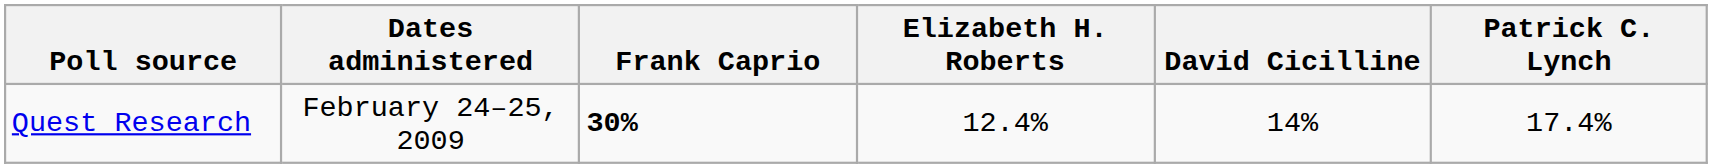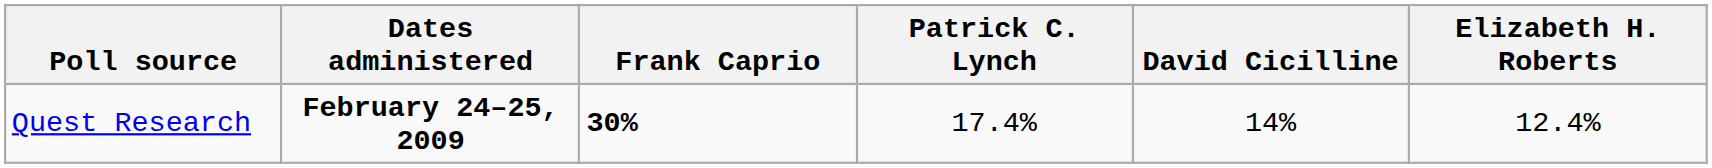columns swapped: (1569, 45) <-> (1005, 45)
(431, 124) normal -> (431, 124) bold
